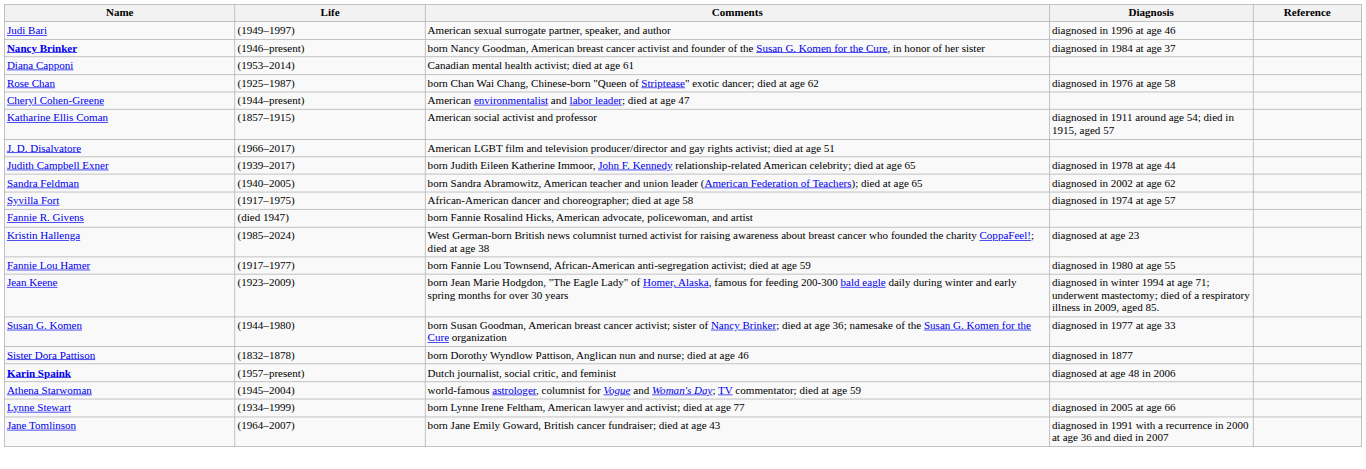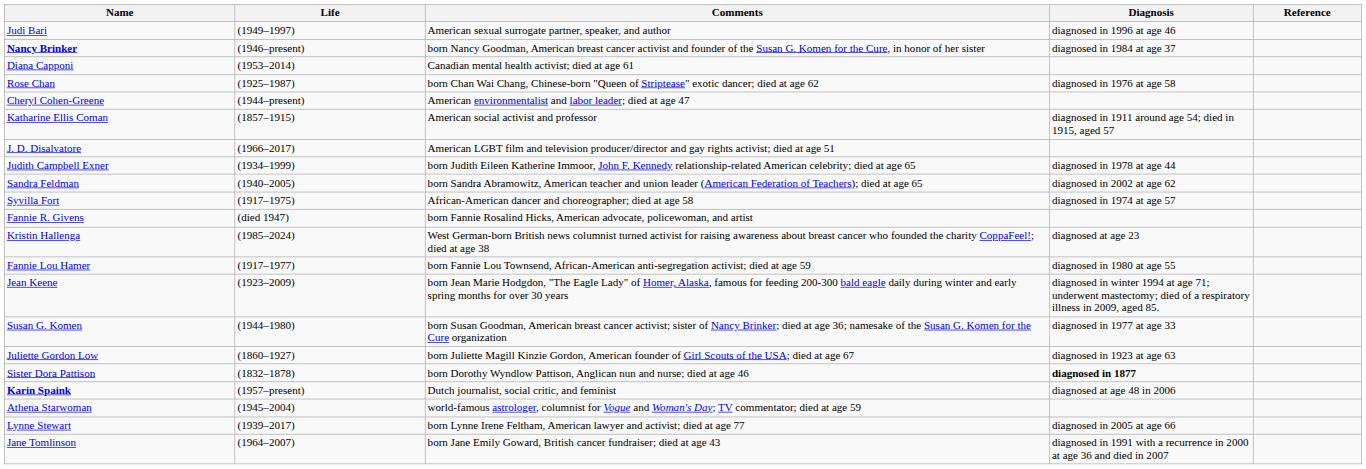(266, 165) (1939–2017) -> (266, 165) (1934–1999)
+ row: (53, 355)
(1092, 355) normal -> (1094, 373) bold
(266, 408) (1934–1999) -> (266, 425) (1939–2017)
